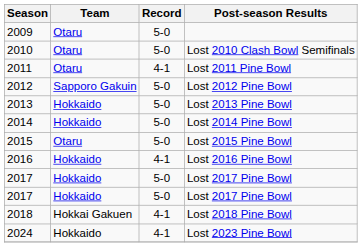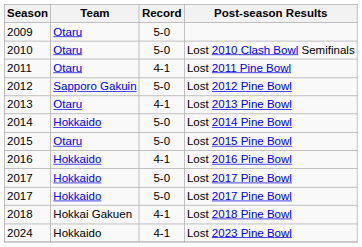(77, 104) Hokkaido -> (68, 104) Otaru
(162, 104) 5-0 -> (162, 104) 4-1
